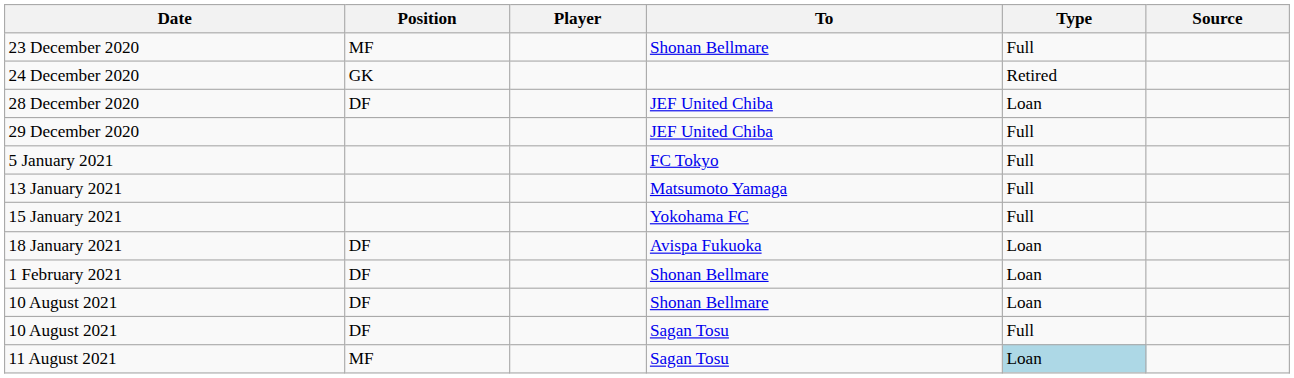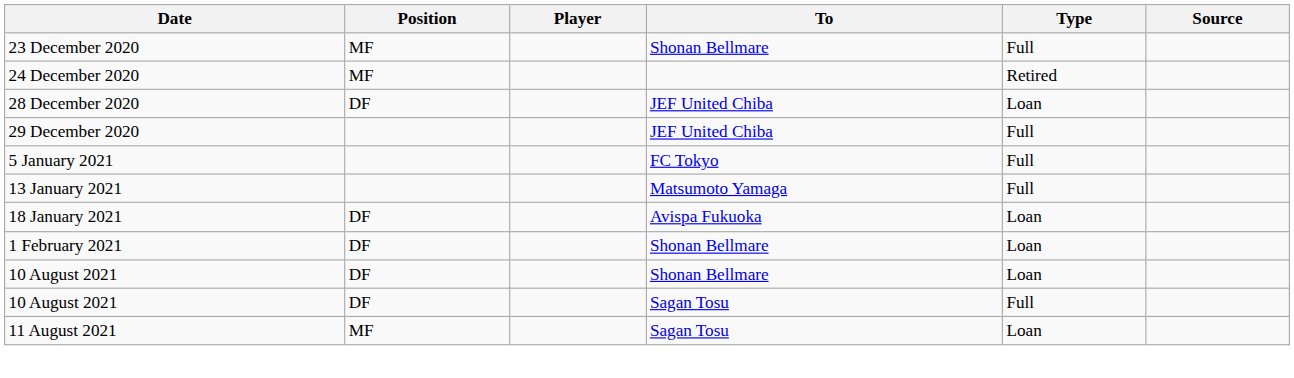(361, 75) GK -> (361, 75) MF
- row: (65, 217)
(1024, 358) lightblue background -> (1024, 330) no background
